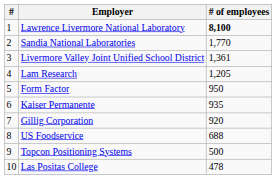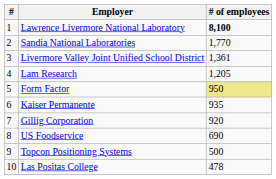(216, 89) no background -> (216, 89) khaki background
(216, 136) 688 -> (216, 136) 690
